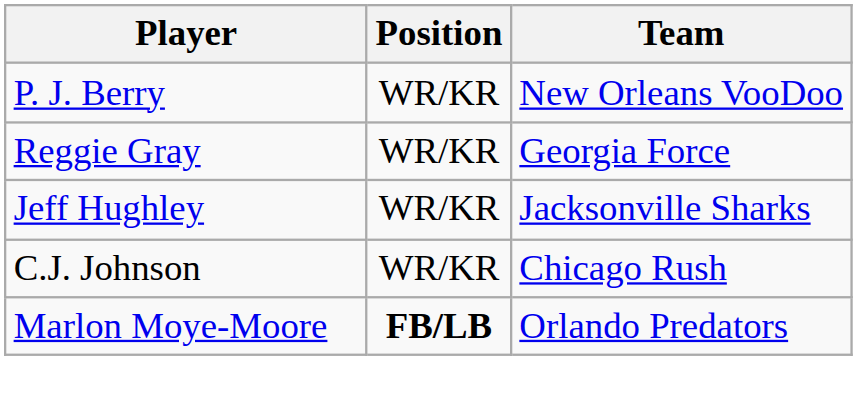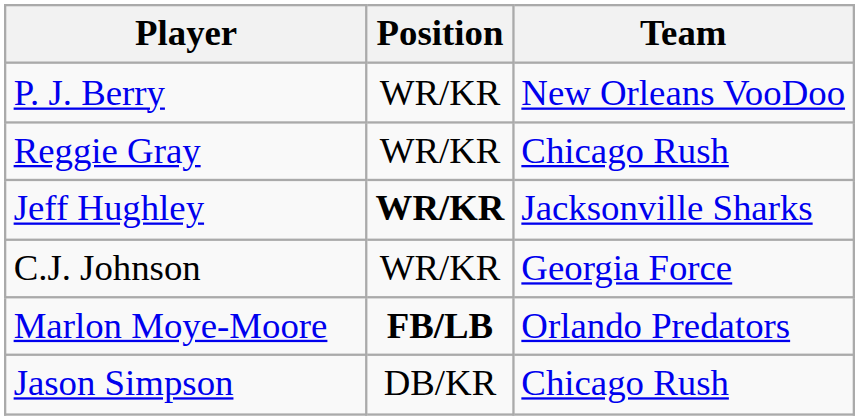(625, 150) Georgia Force -> (625, 150) Chicago Rush
(439, 208) normal -> (440, 208) bold
(623, 267) Chicago Rush -> (627, 267) Georgia Force
+ row: (124, 383)
